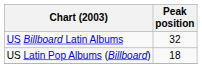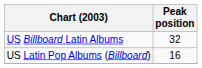(175, 55) 18 -> (175, 55) 16
